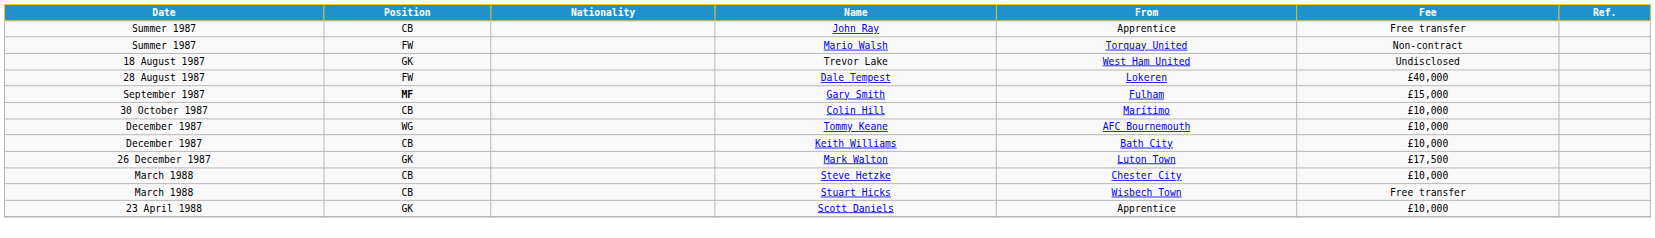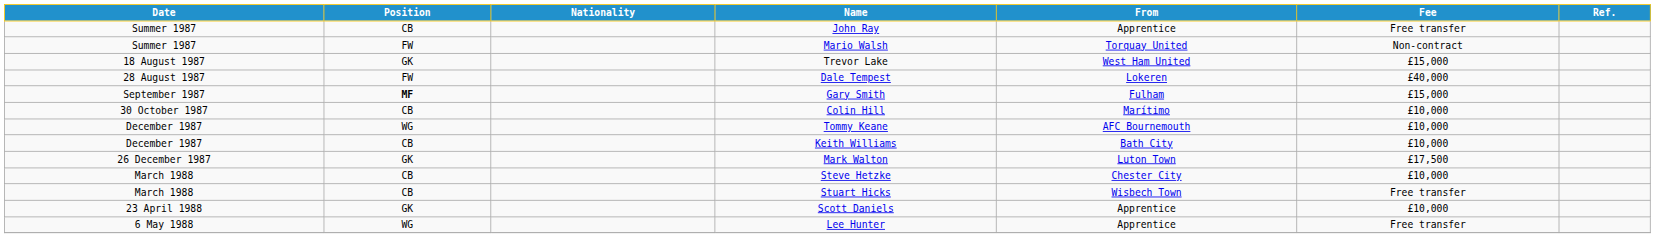(1428, 61) Undisclosed -> (1428, 61) £15,000
+ row: (856, 224)
